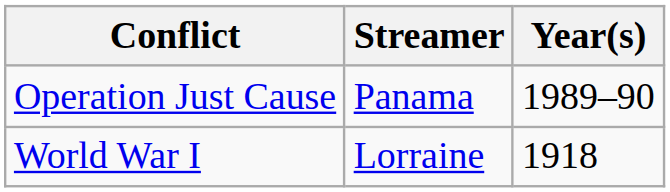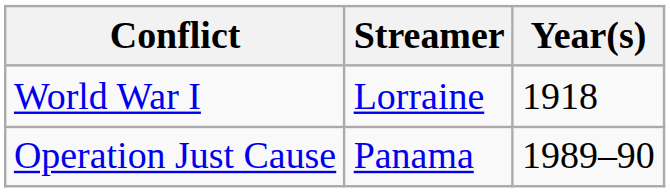rows swapped: (107, 155) <-> (175, 95)
